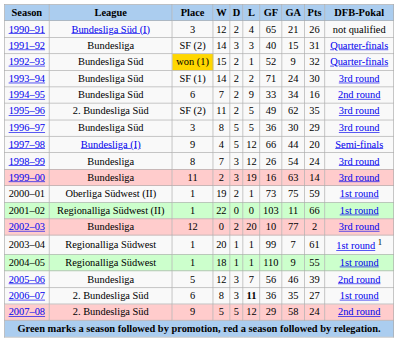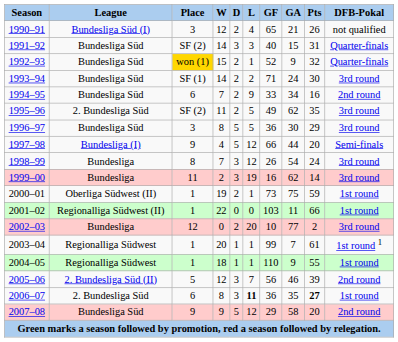(111, 45) Bundesliga -> (111, 45) Bundesliga Süd
(293, 177) 63 -> (293, 177) 62
(111, 279) Bundesliga -> (111, 279) 2. Bundesliga Süd (II)
(315, 295) normal -> (315, 295) bold
(111, 312) 2. Bundesliga Süd -> (111, 312) Bundesliga Süd
(221, 312) 5 -> (221, 312) 9
(315, 312) 24 -> (315, 312) 20
